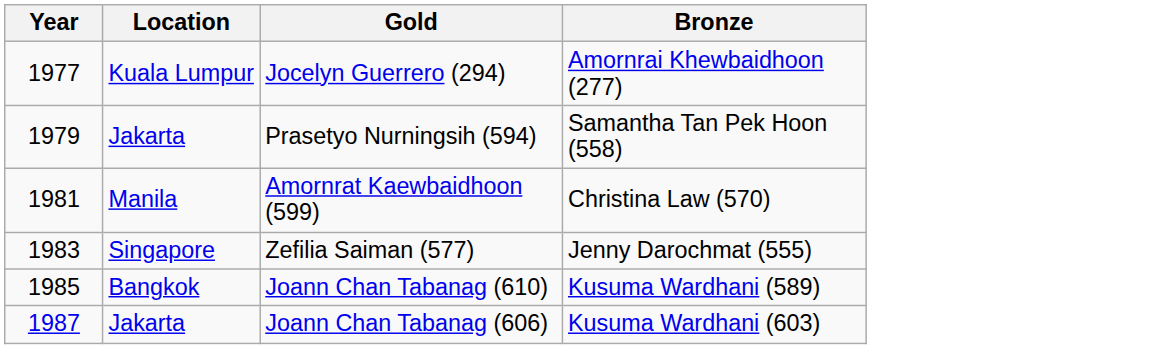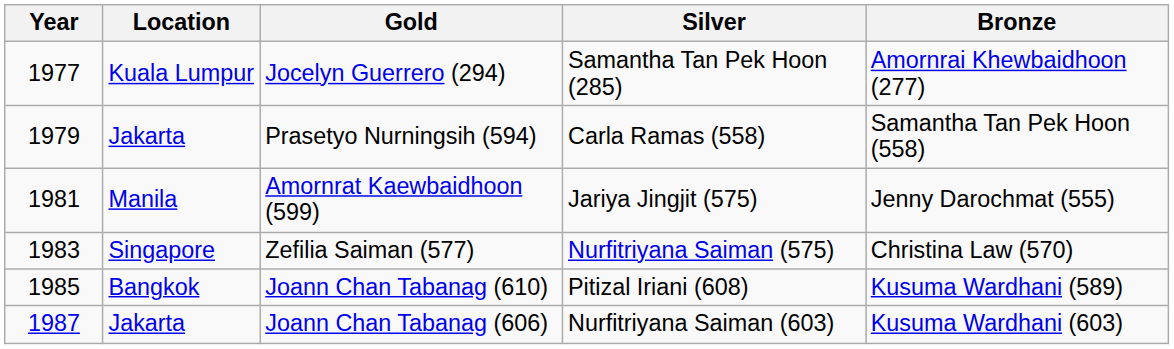+ column: (714, 23)
(669, 199) Christina Law (570) -> (993, 199) Jenny Darochmat (555)
(690, 250) Jenny Darochmat (555) -> (972, 250) Christina Law (570)
